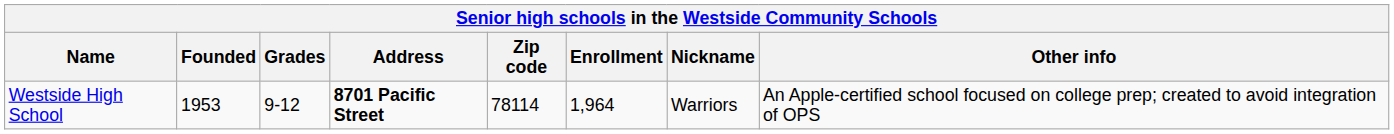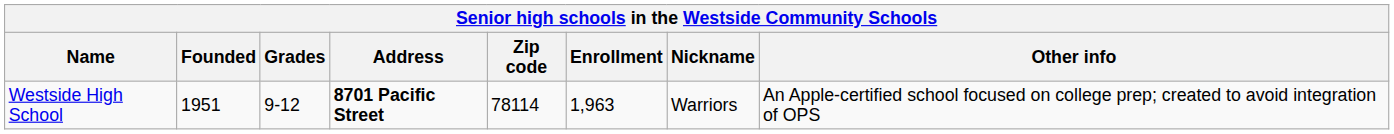(201, 104) 1953 -> (201, 104) 1951
(592, 104) 1,964 -> (592, 104) 1,963
